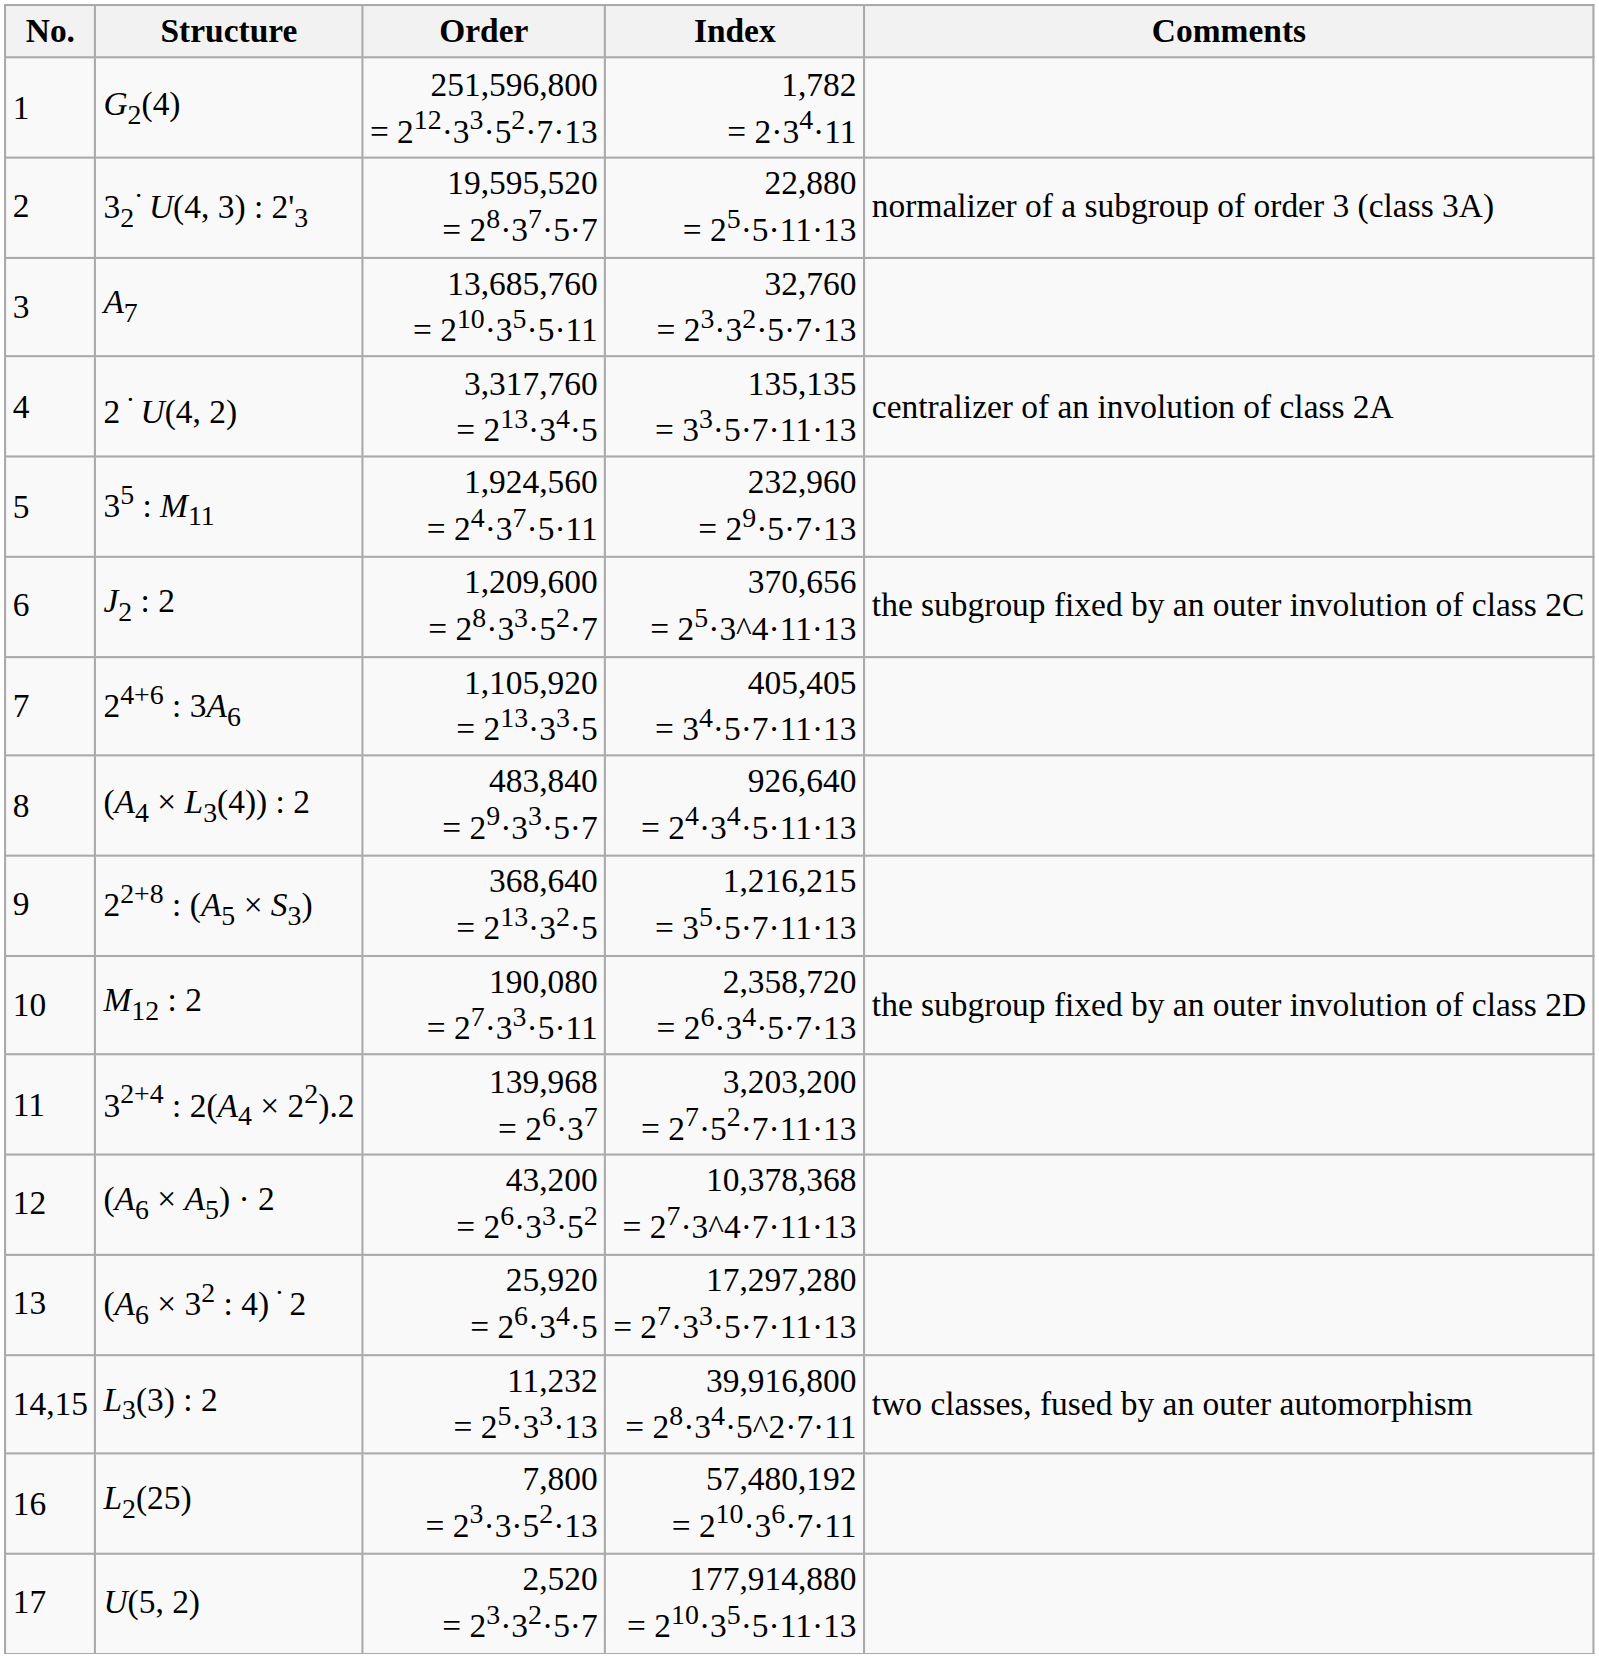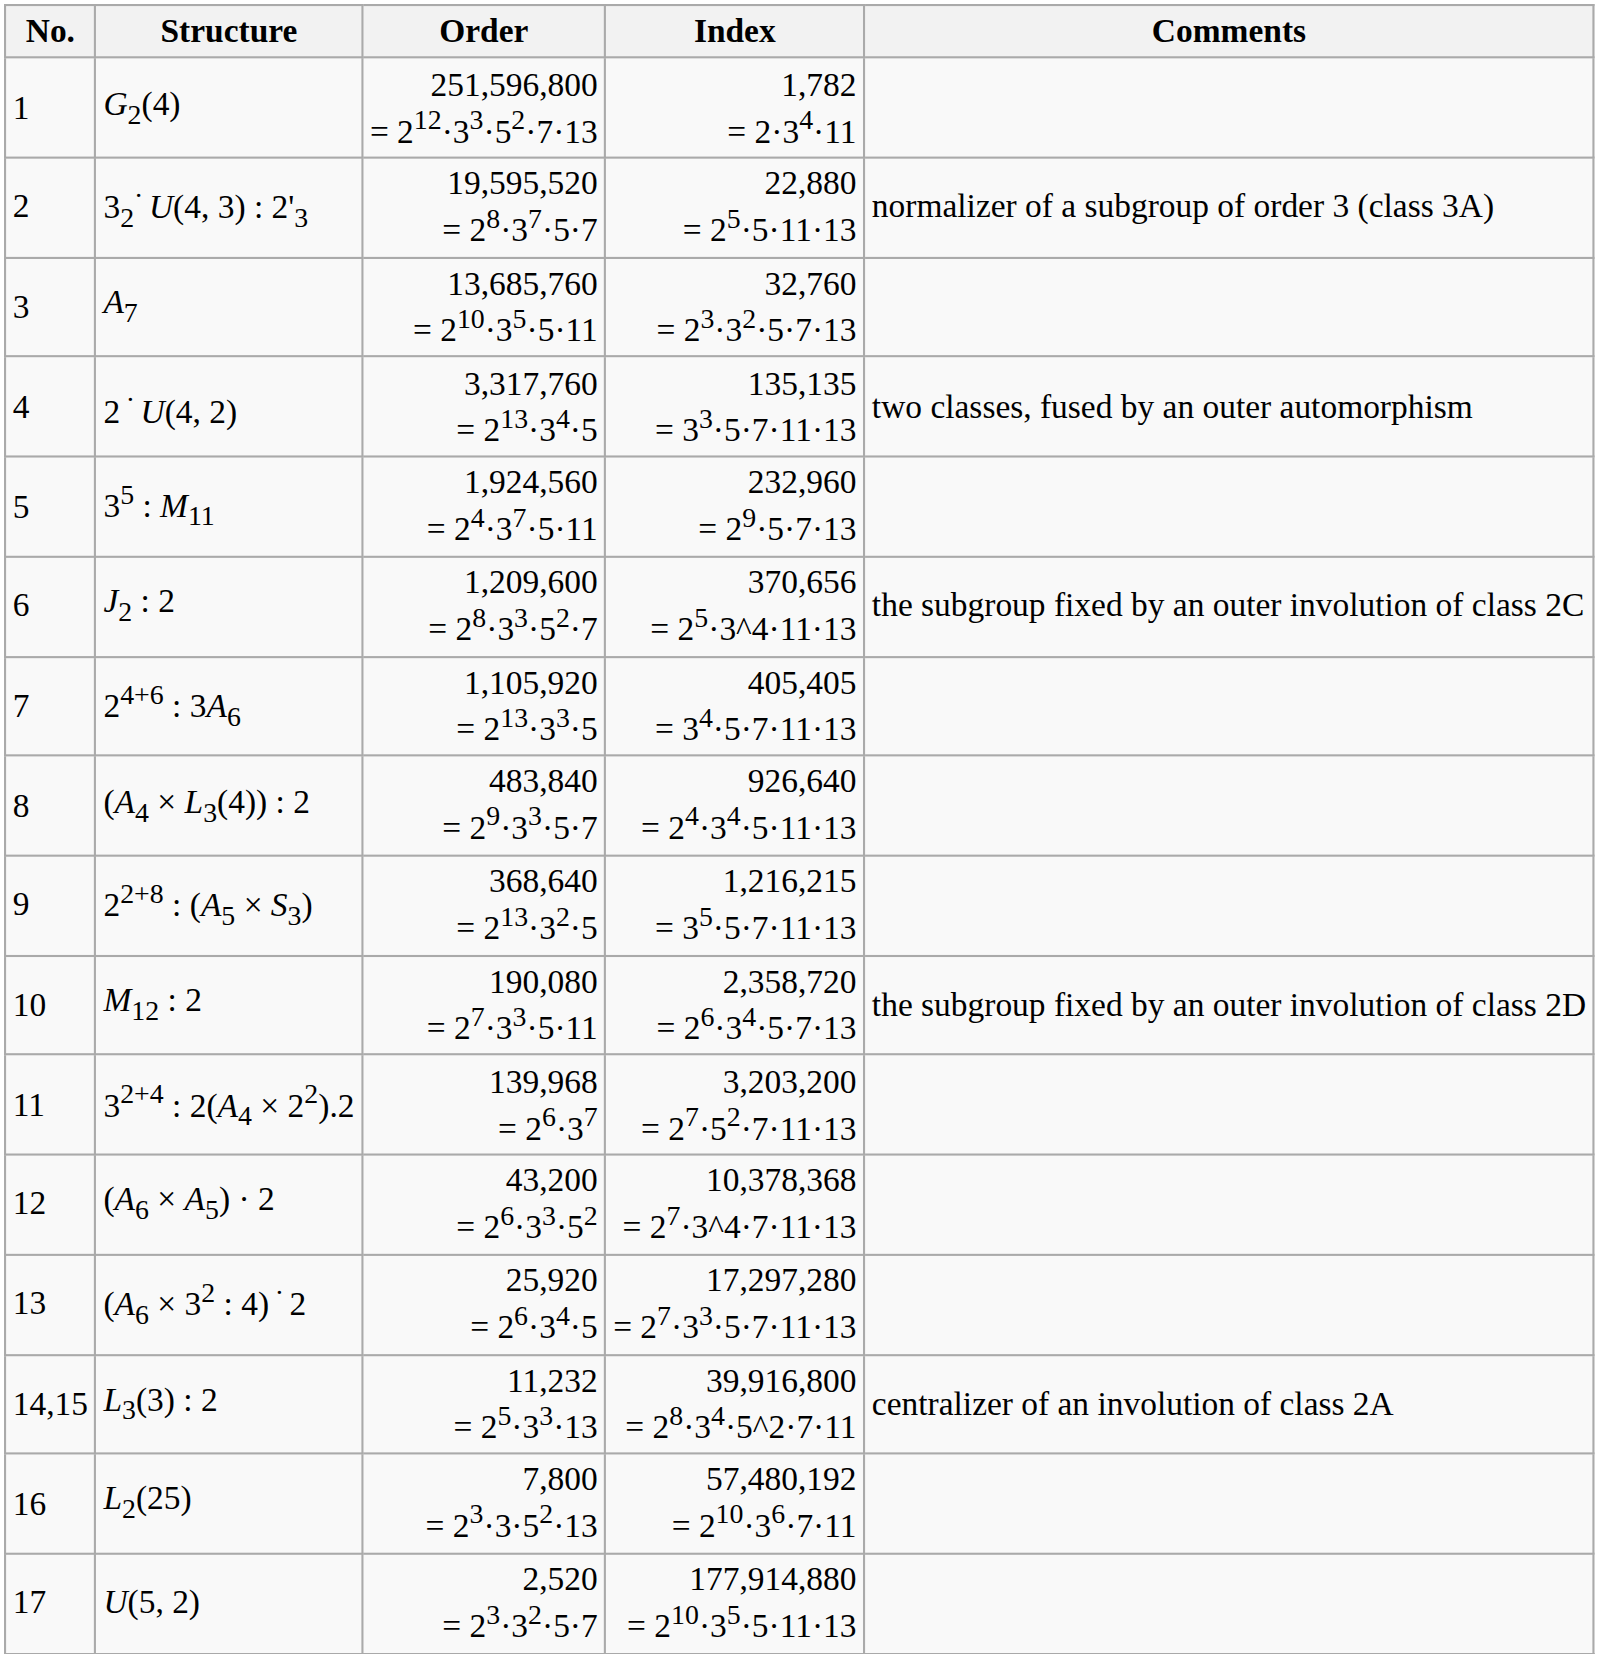(1133, 406) centralizer of an involution of class 2A -> (1172, 406) two classes, fused by an outer automorphism
(1172, 1403) two classes, fused by an outer automorphism -> (1133, 1403) centralizer of an involution of class 2A
